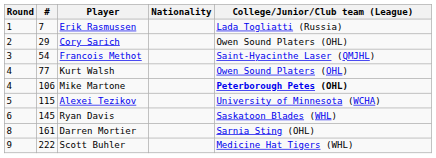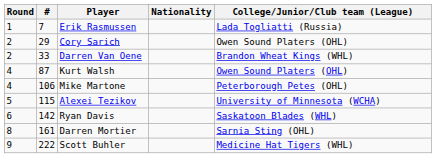+ row: (101, 56)
- row: (101, 56)
(44, 71) 77 -> (44, 71) 87
(282, 86) bold -> (282, 86) normal
(47, 116) 145 -> (47, 116) 142
